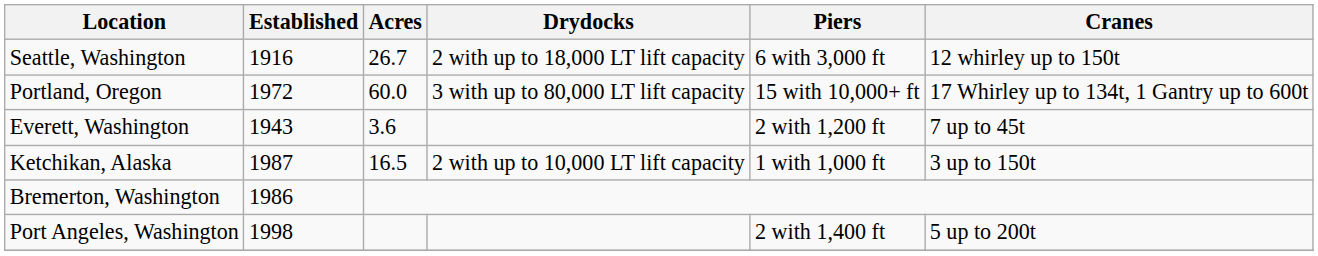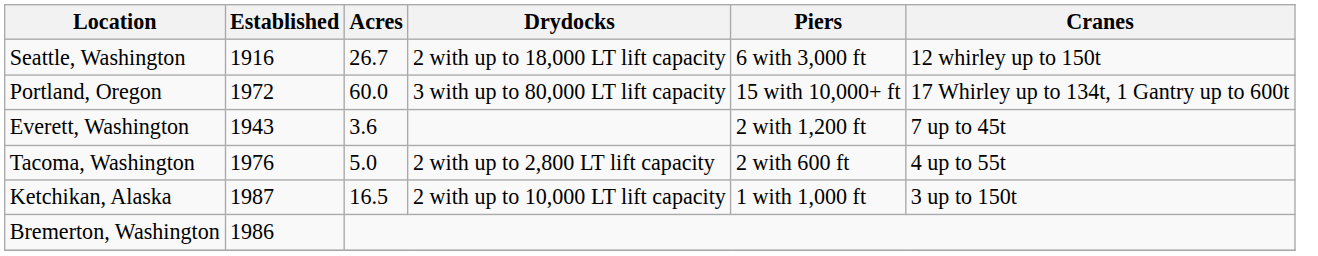+ row: (102, 162)
- row: (124, 232)
